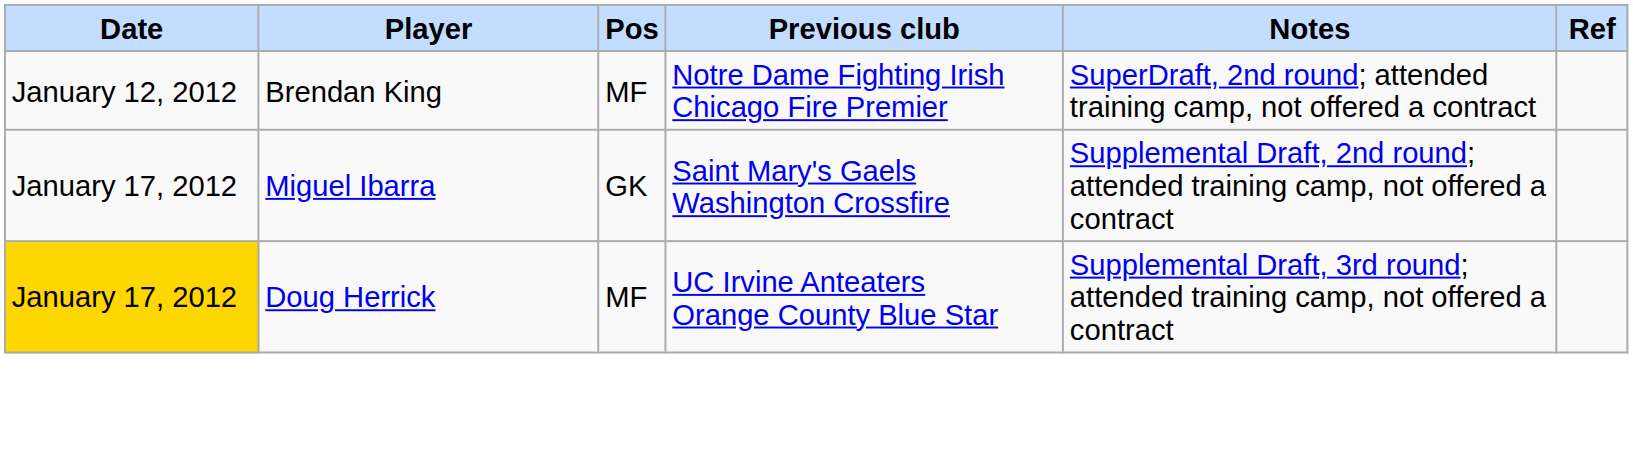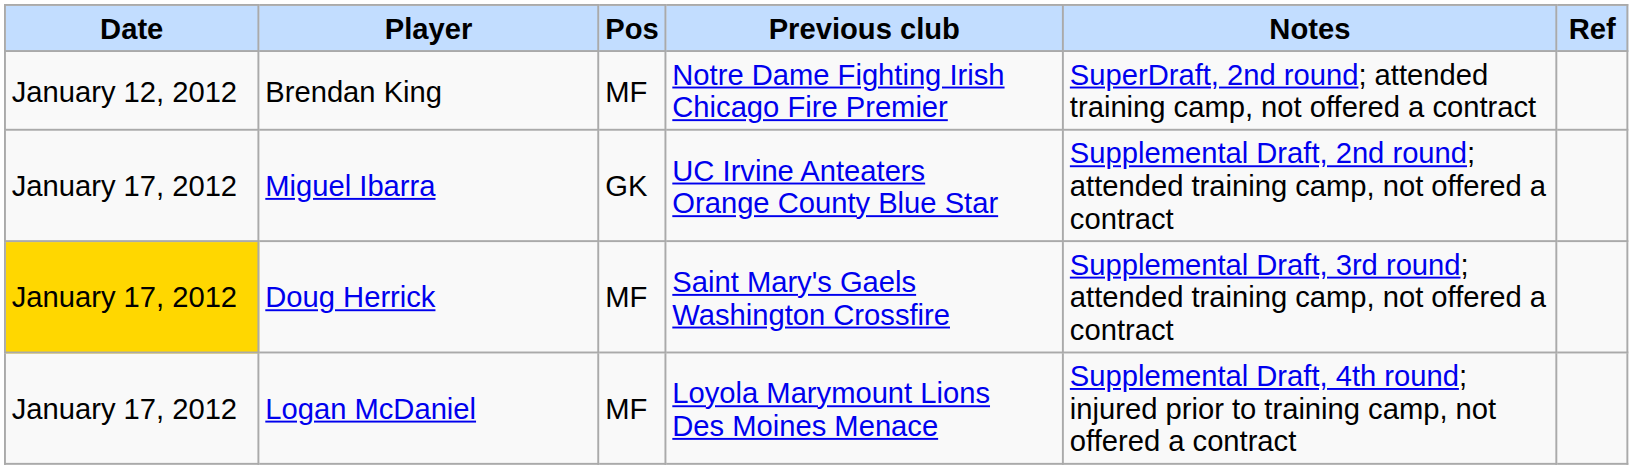(811, 186) Saint Mary's Gaels Washington Crossfire -> (835, 186) UC Irvine Anteaters Orange County Blue Star
(835, 297) UC Irvine Anteaters Orange County Blue Star -> (811, 297) Saint Mary's Gaels Washington Crossfire
+ row: (371, 409)
